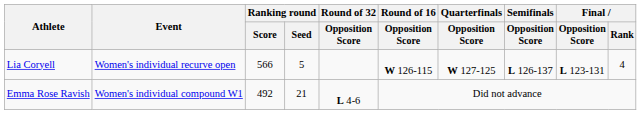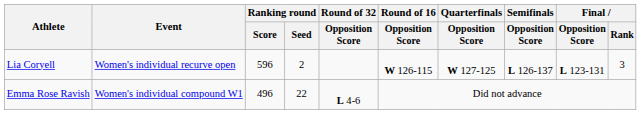(265, 65) 566 -> (265, 65) 596
(302, 65) 5 -> (302, 65) 2
(622, 65) 4 -> (622, 65) 3
(265, 94) 492 -> (265, 94) 496
(302, 94) 21 -> (302, 94) 22
